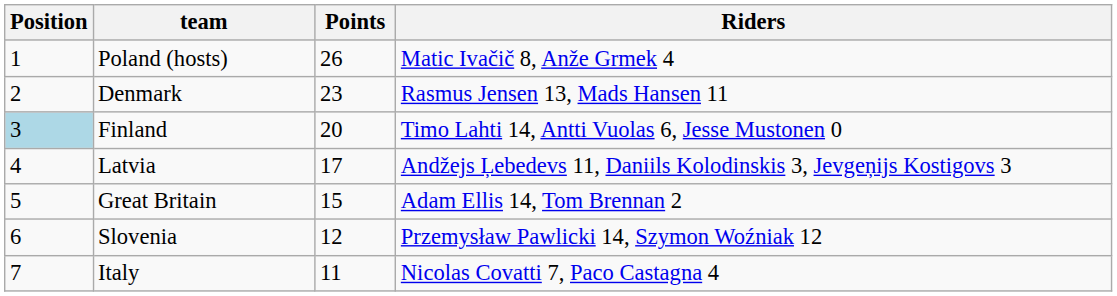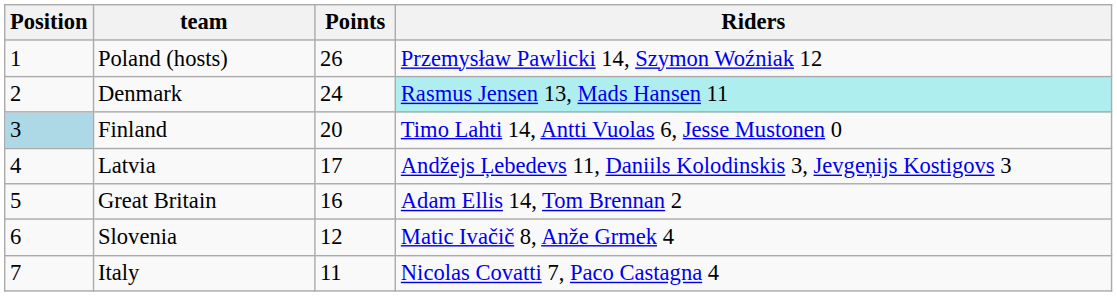(537, 58) Matic Ivačič 8, Anže Grmek 4 -> (612, 58) Przemysław Pawlicki 14, Szymon Woźniak 12
(331, 93) 23 -> (331, 93) 24
(565, 93) no background -> (565, 93) paleturquoise background
(331, 201) 15 -> (331, 201) 16
(612, 237) Przemysław Pawlicki 14, Szymon Woźniak 12 -> (537, 237) Matic Ivačič 8, Anže Grmek 4
